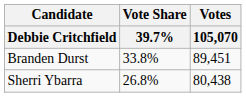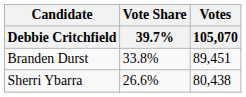(141, 80) 26.8% -> (141, 80) 26.6%
